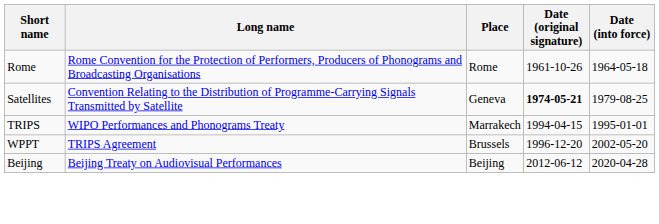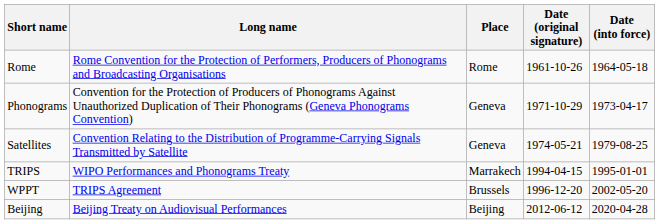+ row: (37, 106)
(554, 99) bold -> (554, 145) normal
